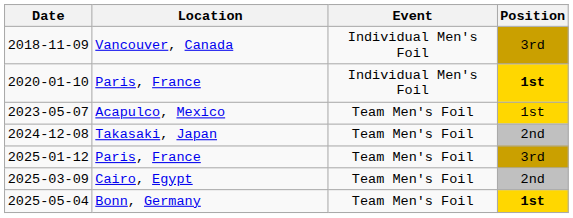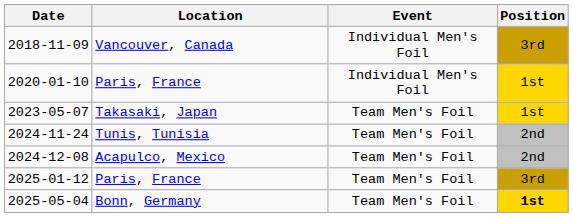(533, 83) bold -> (533, 83) normal
(160, 113) Acapulco, Mexico -> (156, 113) Takasaki, Japan
+ row: (48, 135)
(156, 135) Takasaki, Japan -> (160, 157) Acapulco, Mexico
- row: (48, 179)
